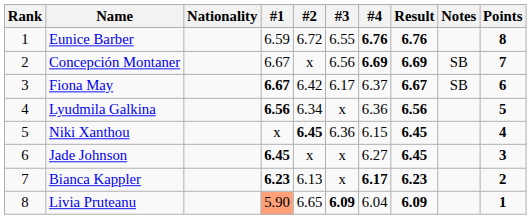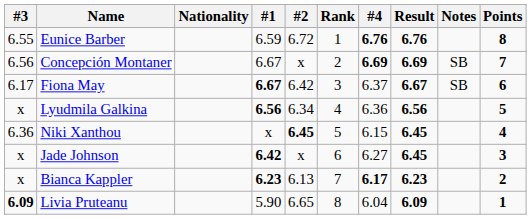columns swapped: (25, 16) <-> (342, 16)
(277, 156) 6.45 -> (268, 156) 6.42
(277, 202) lightsalmon background -> (268, 202) no background
